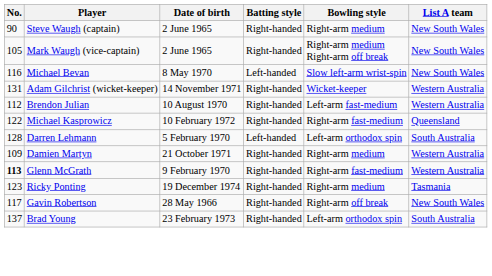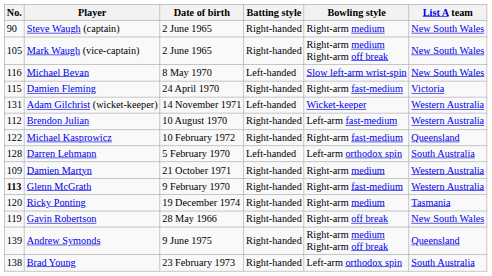+ row: (61, 89)
(274, 89) Right-handed -> (271, 105) Left-handed
(14, 186) 123 -> (14, 202) 120
(14, 202) 117 -> (14, 219) 119
+ row: (64, 241)
(14, 219) 137 -> (14, 263) 138
